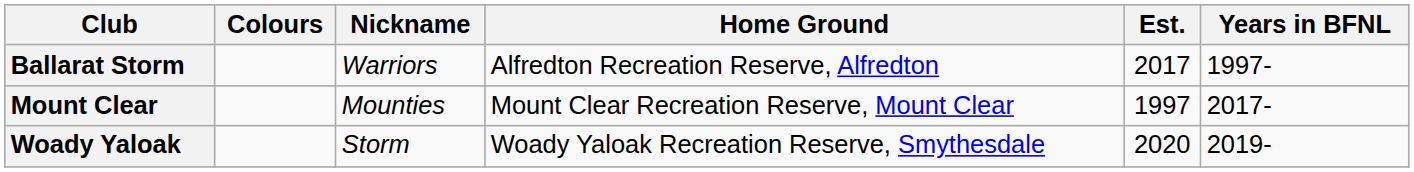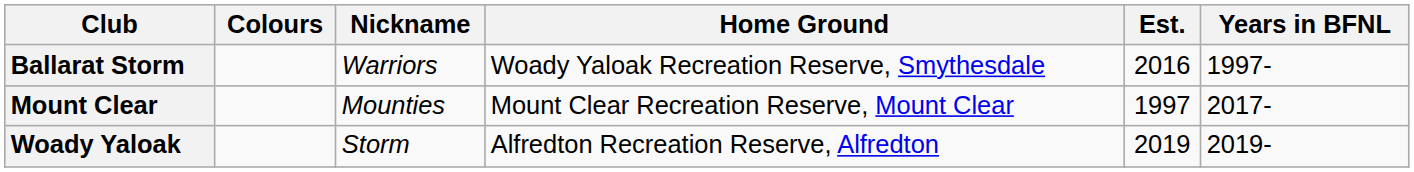(715, 65) Alfredton Recreation Reserve, Alfredton -> (768, 65) Woady Yaloak Recreation Reserve, Smythesdale
(1162, 65) 2017 -> (1162, 65) 2016
(768, 145) Woady Yaloak Recreation Reserve, Smythesdale -> (715, 145) Alfredton Recreation Reserve, Alfredton
(1162, 145) 2020 -> (1162, 145) 2019
